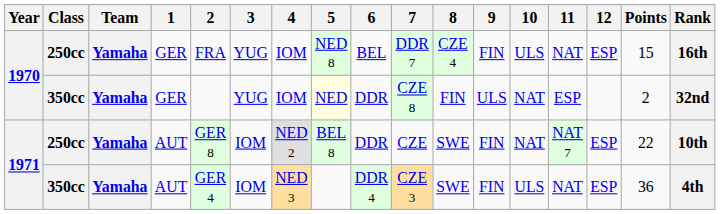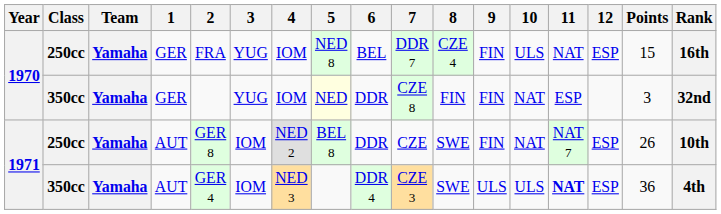(492, 97) ULS -> (492, 97) FIN
(646, 97) 2 -> (647, 97) 3
(646, 142) 22 -> (647, 142) 26
(492, 187) FIN -> (492, 187) ULS
(567, 187) normal -> (568, 187) bold
